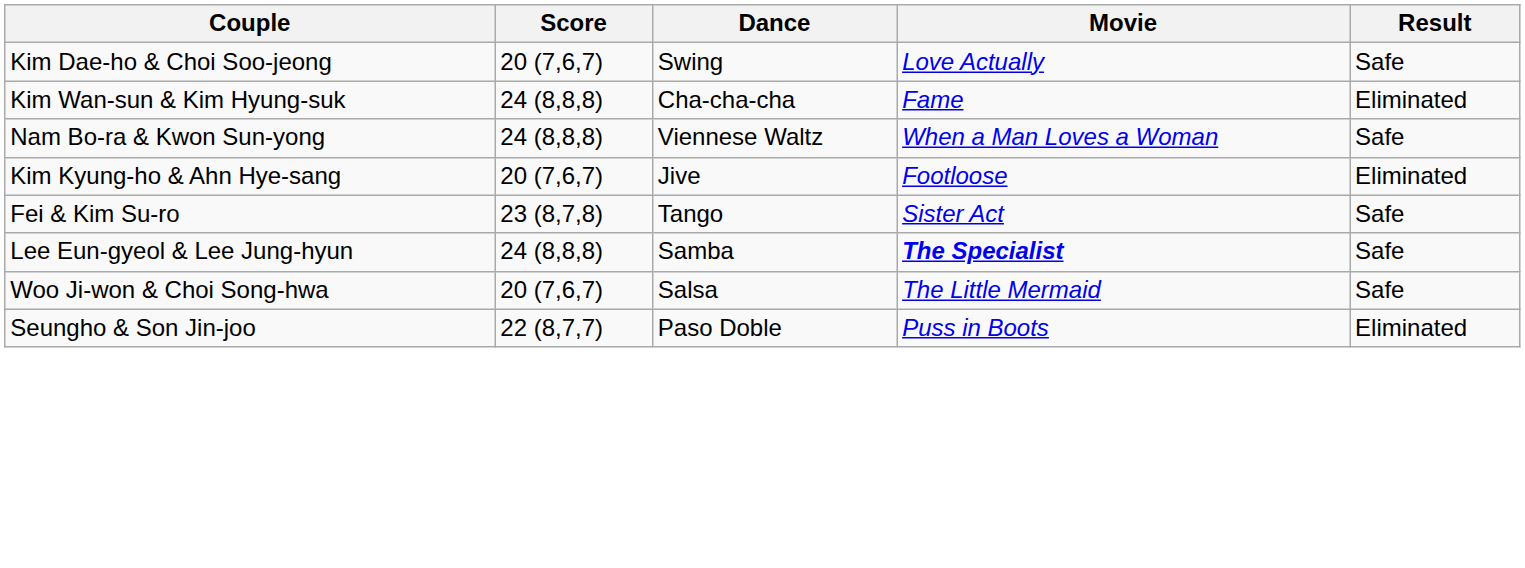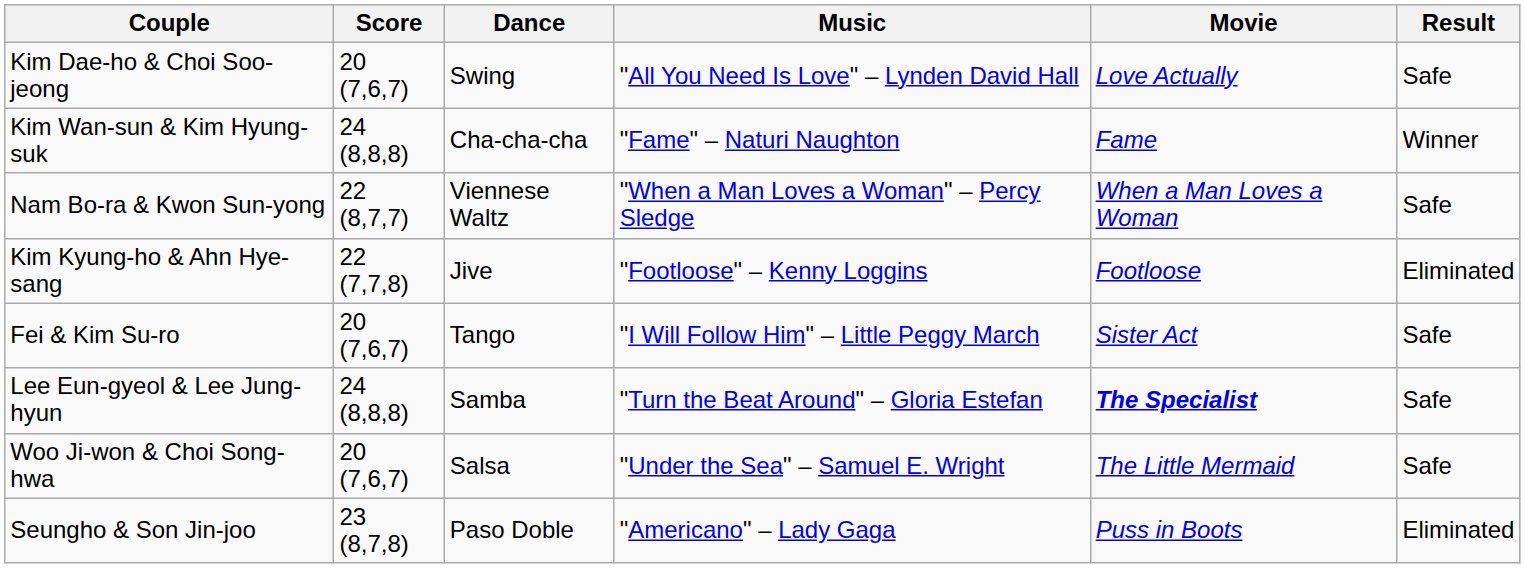+ column: (852, 23)
(1411, 99) Eliminated -> (1440, 140) Winner
(552, 137) 24 (8,8,8) -> (374, 205) 22 (8,7,7)
(552, 175) 20 (7,6,7) -> (374, 270) 22 (7,7,8)
(552, 213) 23 (8,7,8) -> (374, 335) 20 (7,6,7)
(552, 328) 22 (8,7,7) -> (374, 530) 23 (8,7,8)
